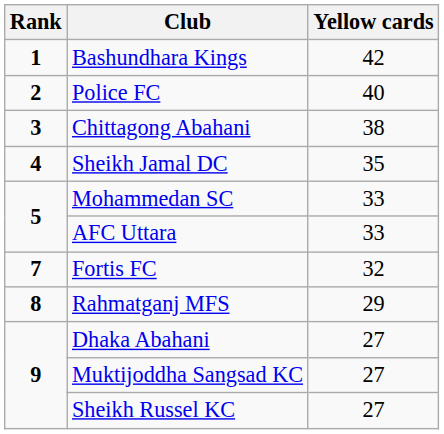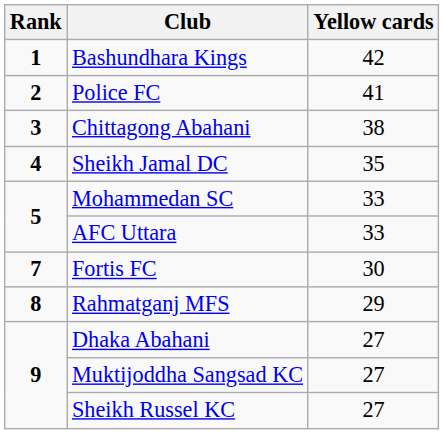(374, 92) 40 -> (374, 92) 41
(374, 269) 32 -> (374, 269) 30
